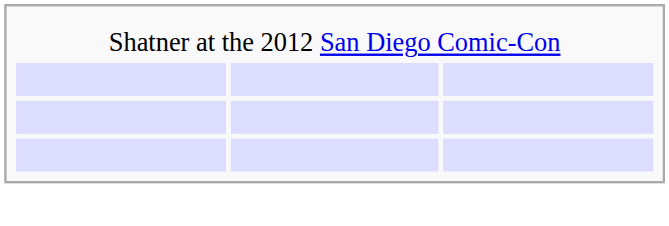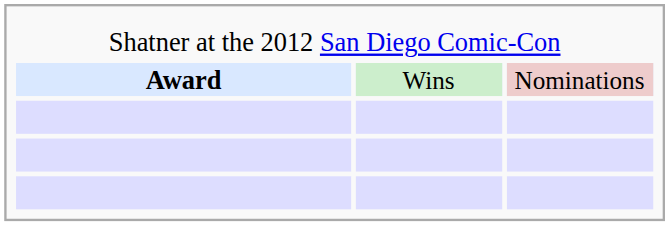+ row: (184, 80)
